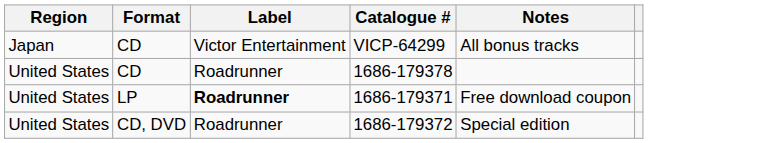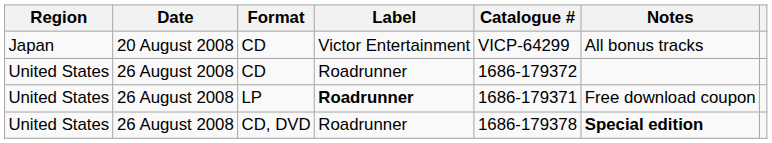+ column: (175, 18)
(403, 71) 1686-179378 -> (528, 71) 1686-179372
(403, 124) 1686-179372 -> (528, 124) 1686-179378
(515, 124) normal -> (644, 124) bold
